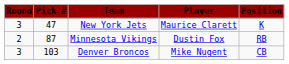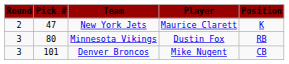(19, 25) 3 -> (19, 25) 2
(19, 39) 2 -> (19, 39) 3
(51, 39) 87 -> (51, 39) 80
(51, 53) 103 -> (51, 53) 101
